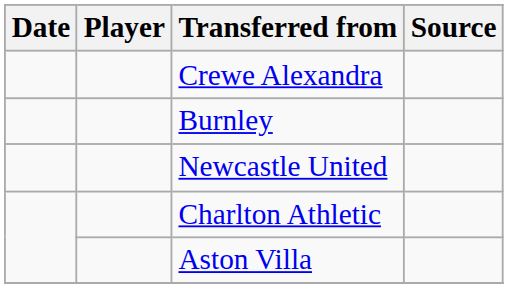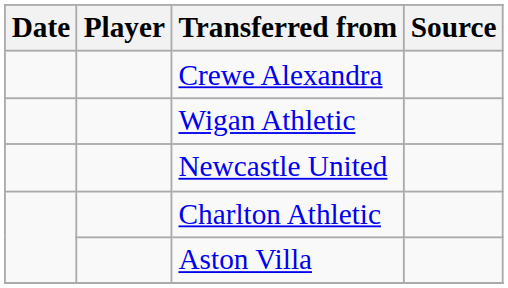- row: (226, 120)
+ row: (267, 120)
